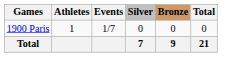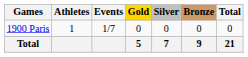+ column: (138, 12)
